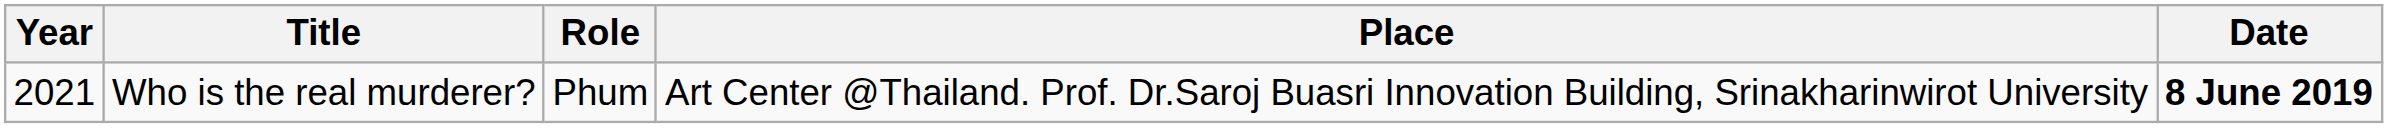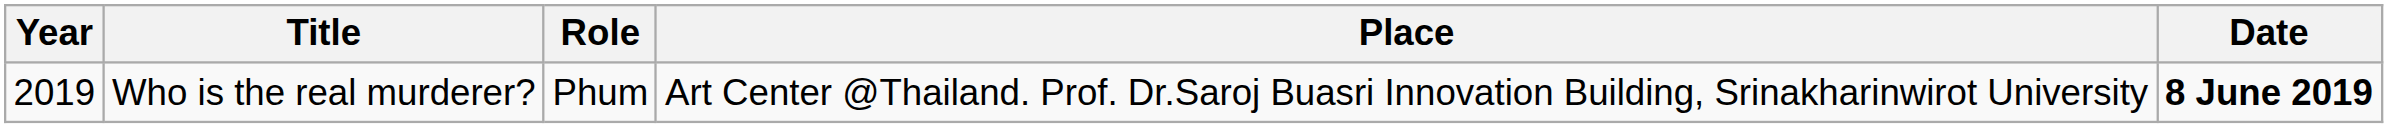(54, 91) 2021 -> (54, 91) 2019
